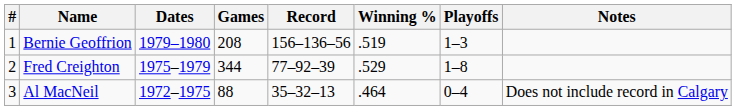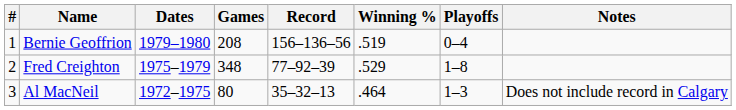(456, 42) 1–3 -> (456, 42) 0–4
(229, 67) 344 -> (229, 67) 348
(226, 92) 88 -> (226, 92) 80
(456, 92) 0–4 -> (456, 92) 1–3
